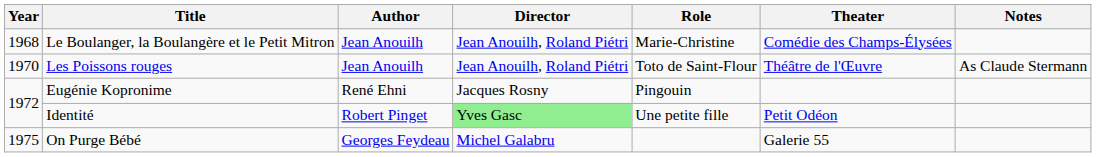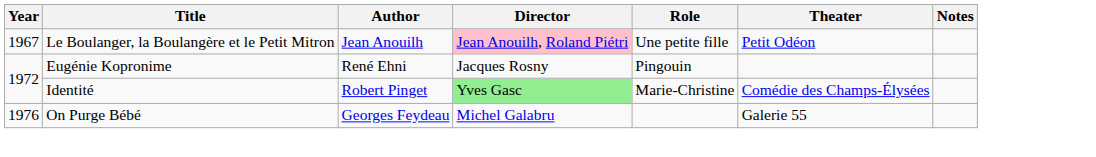(24, 41) 1968 -> (24, 41) 1967
(542, 41) no background -> (542, 41) pink background
(685, 41) Marie-Christine -> (682, 41) Une petite fille
(858, 41) Comédie des Champs-Élysées -> (778, 41) Petit Odéon
- row: (109, 66)
(682, 115) Une petite fille -> (685, 90) Marie-Christine
(801, 115) Petit Odéon -> (836, 90) Comédie des Champs-Élysées
(24, 139) 1975 -> (24, 115) 1976
